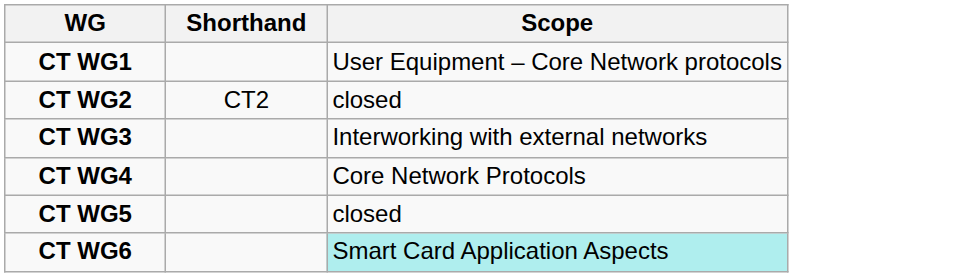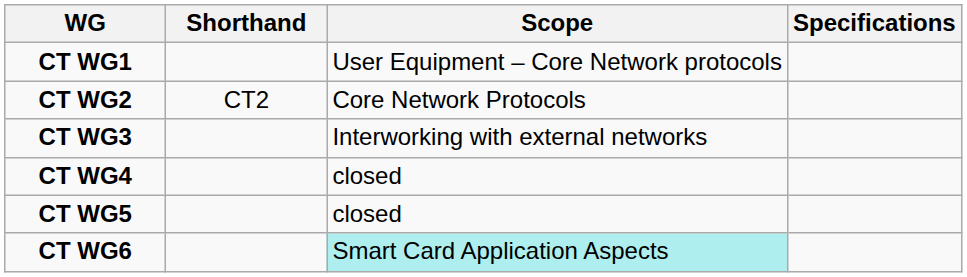+ column: (874, 23)
(367, 99) closed -> (459, 99) Core Network Protocols
(459, 175) Core Network Protocols -> (367, 175) closed
